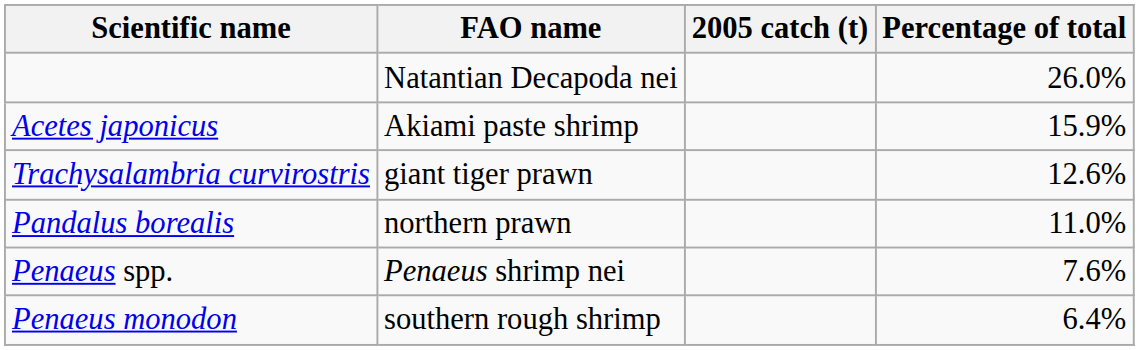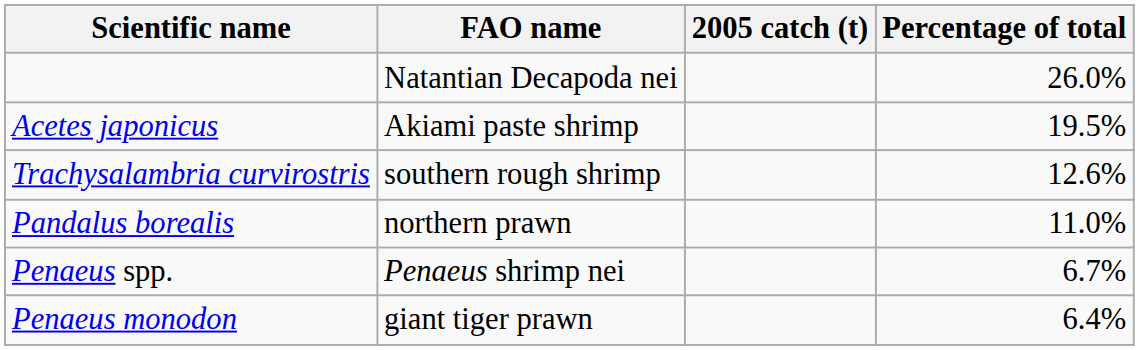(1087, 125) 15.9% -> (1087, 125) 19.5%
(488, 174) giant tiger prawn -> (522, 174) southern rough shrimp
(1094, 271) 7.6% -> (1094, 271) 6.7%
(522, 319) southern rough shrimp -> (488, 319) giant tiger prawn
